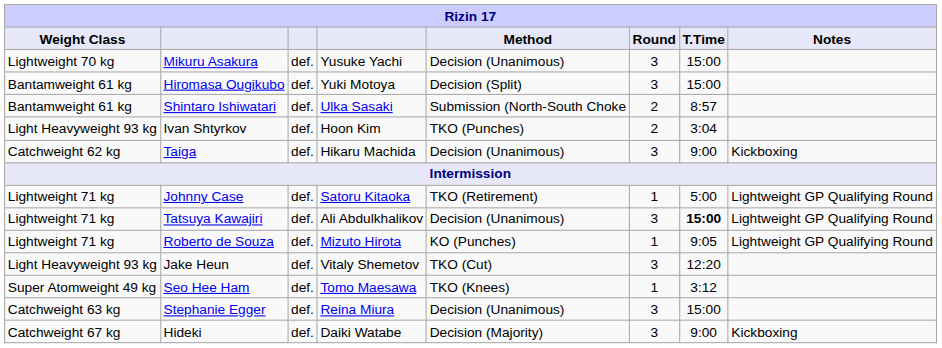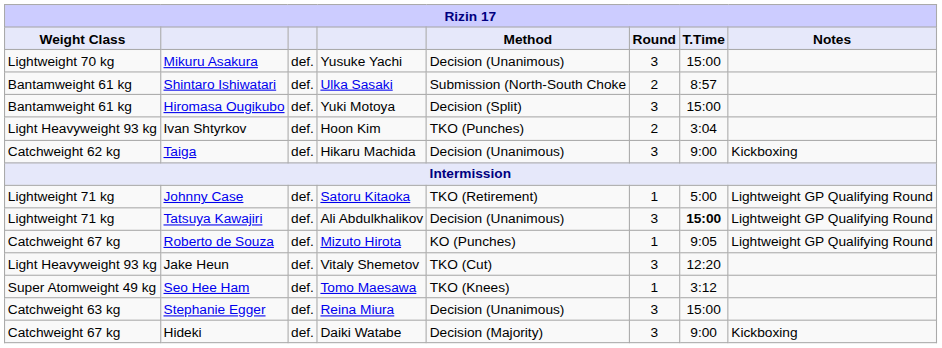rows swapped: (220, 106) <-> (224, 83)
(61, 241) Lightweight 71 kg -> (64, 241) Catchweight 67 kg
